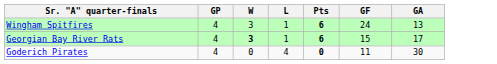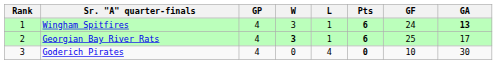+ column: (22, 11)
(418, 25) normal -> (465, 25) bold
(365, 39) 15 -> (411, 39) 25
(365, 53) 11 -> (411, 53) 10
